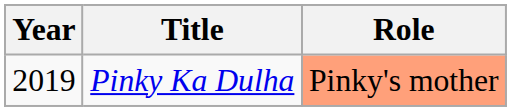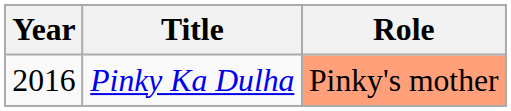(44, 79) 2019 -> (44, 79) 2016
